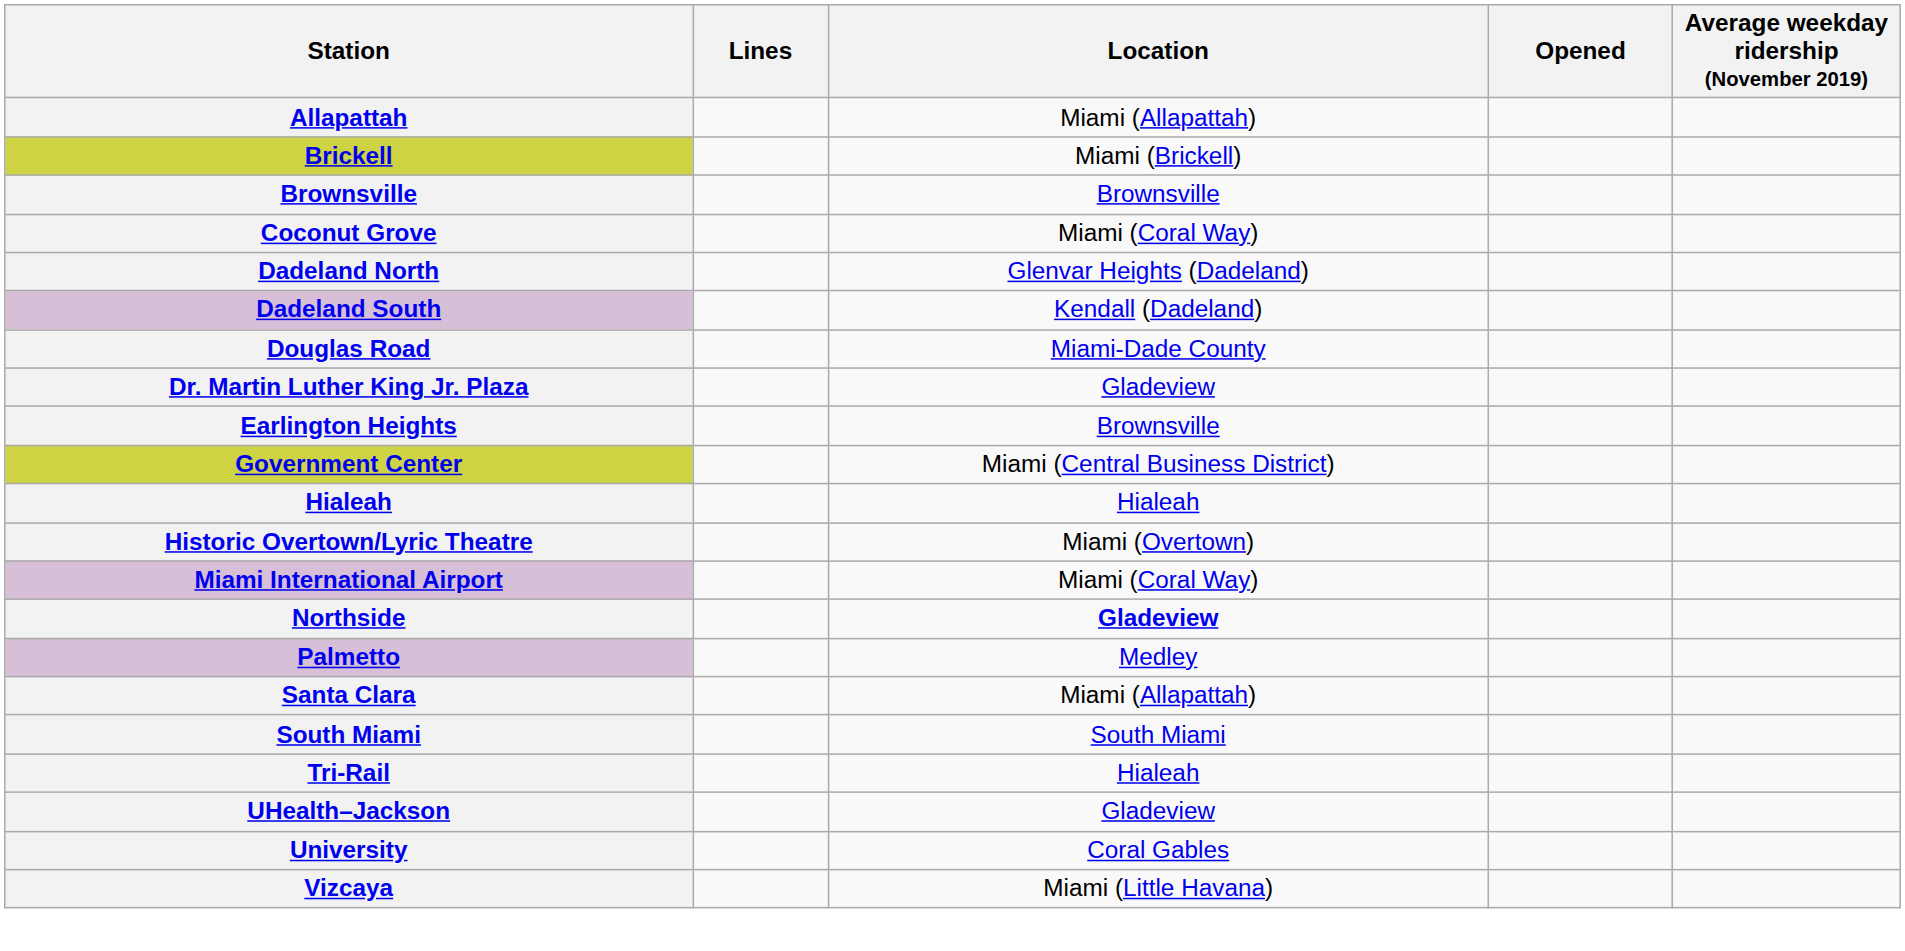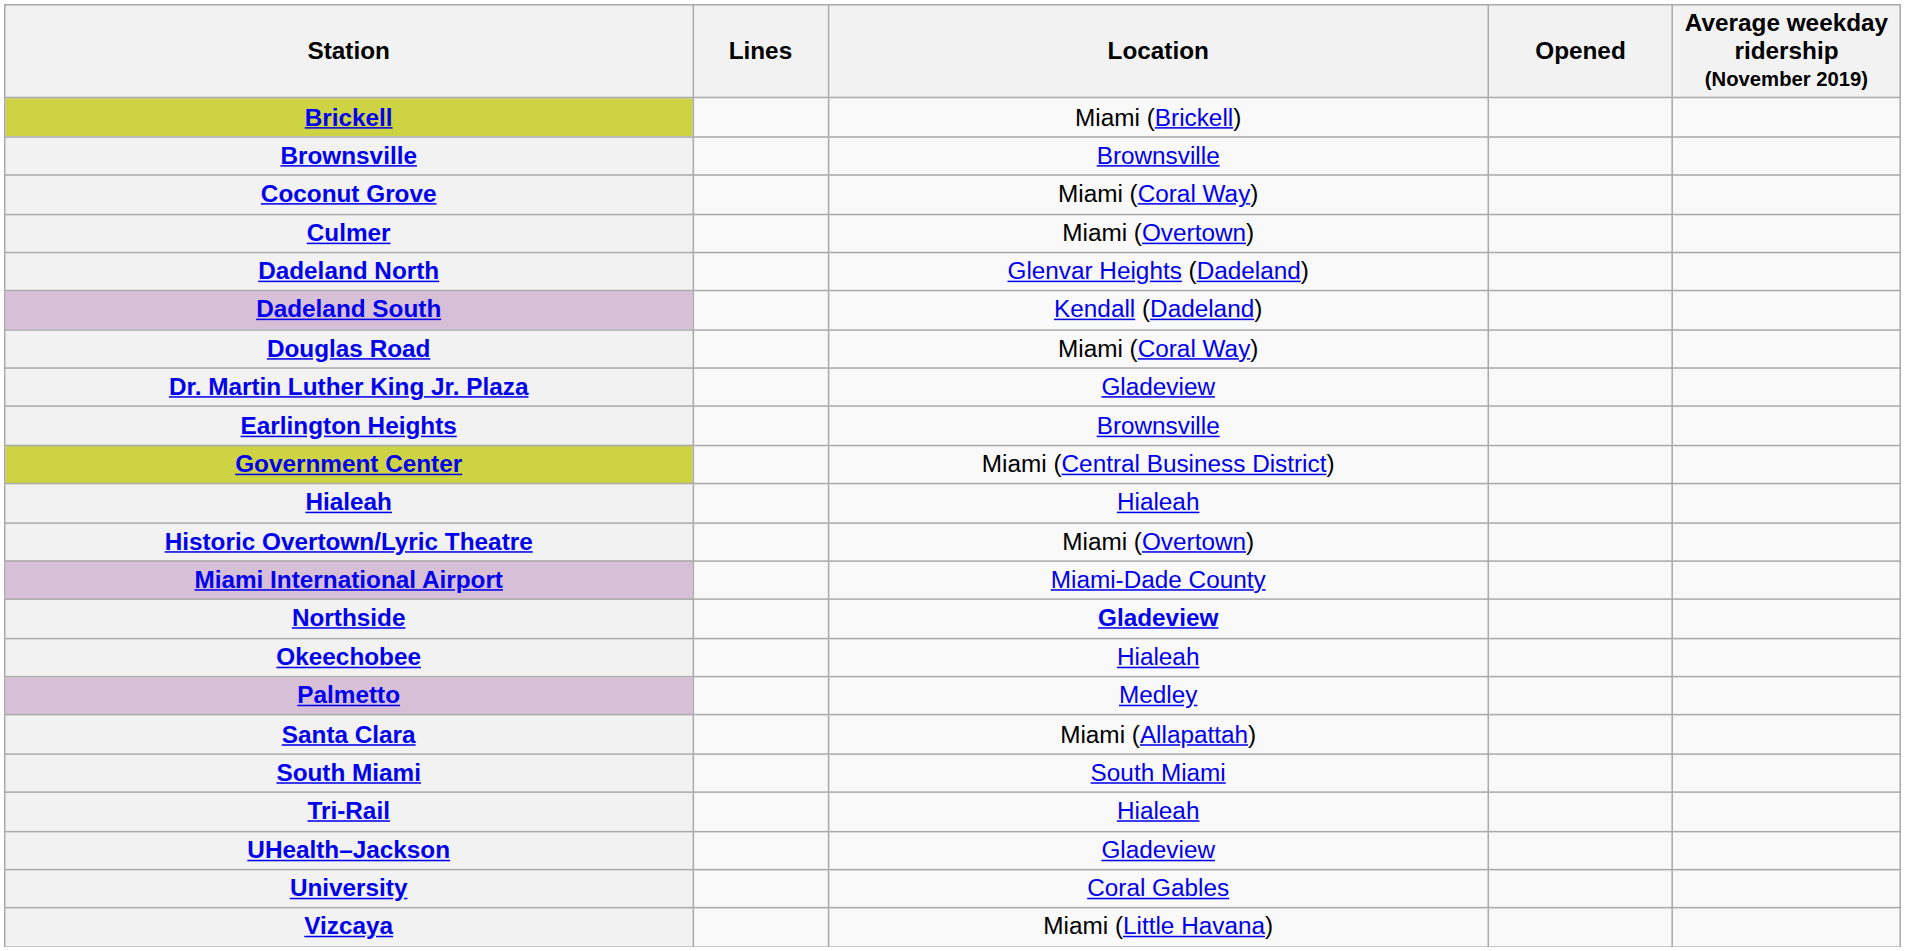- row: (349, 117)
+ row: (349, 232)
(1158, 348) Miami-Dade County -> (1158, 348) Miami (Coral Way)
(1158, 579) Miami (Coral Way) -> (1158, 579) Miami-Dade County
+ row: (349, 657)
